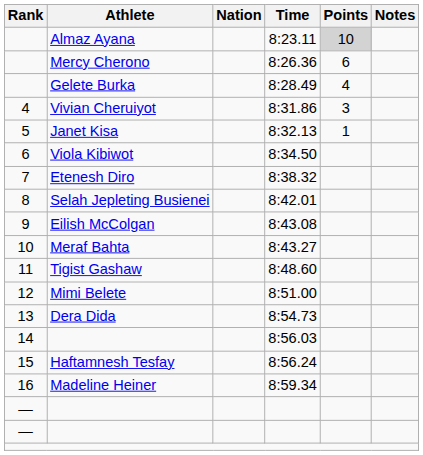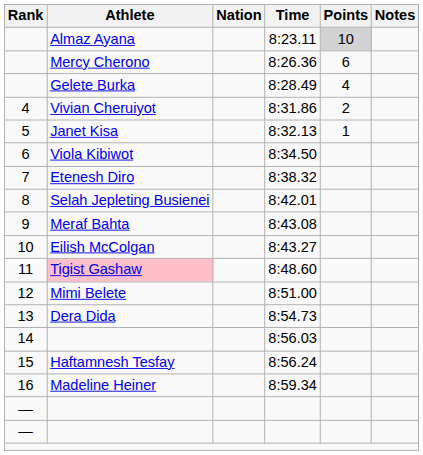(346, 108) 3 -> (346, 108) 2
(102, 223) Eilish McColgan -> (90, 223) Meraf Bahta
(90, 246) Meraf Bahta -> (102, 246) Eilish McColgan
(96, 270) no background -> (96, 270) pink background
